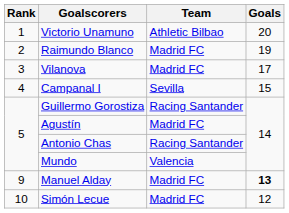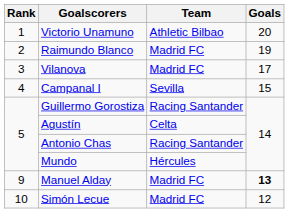(177, 124) Madrid FC -> (163, 124) Celta
(172, 161) Valencia -> (173, 161) Hércules
